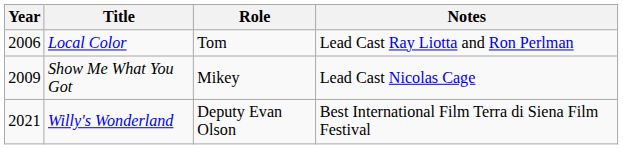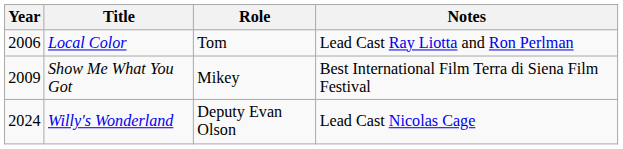(398, 77) Lead Cast Nicolas Cage -> (459, 77) Best International Film Terra di Siena Film Festival
(24, 121) 2021 -> (24, 121) 2024
(459, 121) Best International Film Terra di Siena Film Festival -> (398, 121) Lead Cast Nicolas Cage
